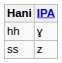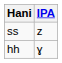rows swapped: (13, 31) <-> (13, 49)
